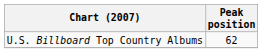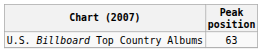(232, 40) 62 -> (232, 40) 63
